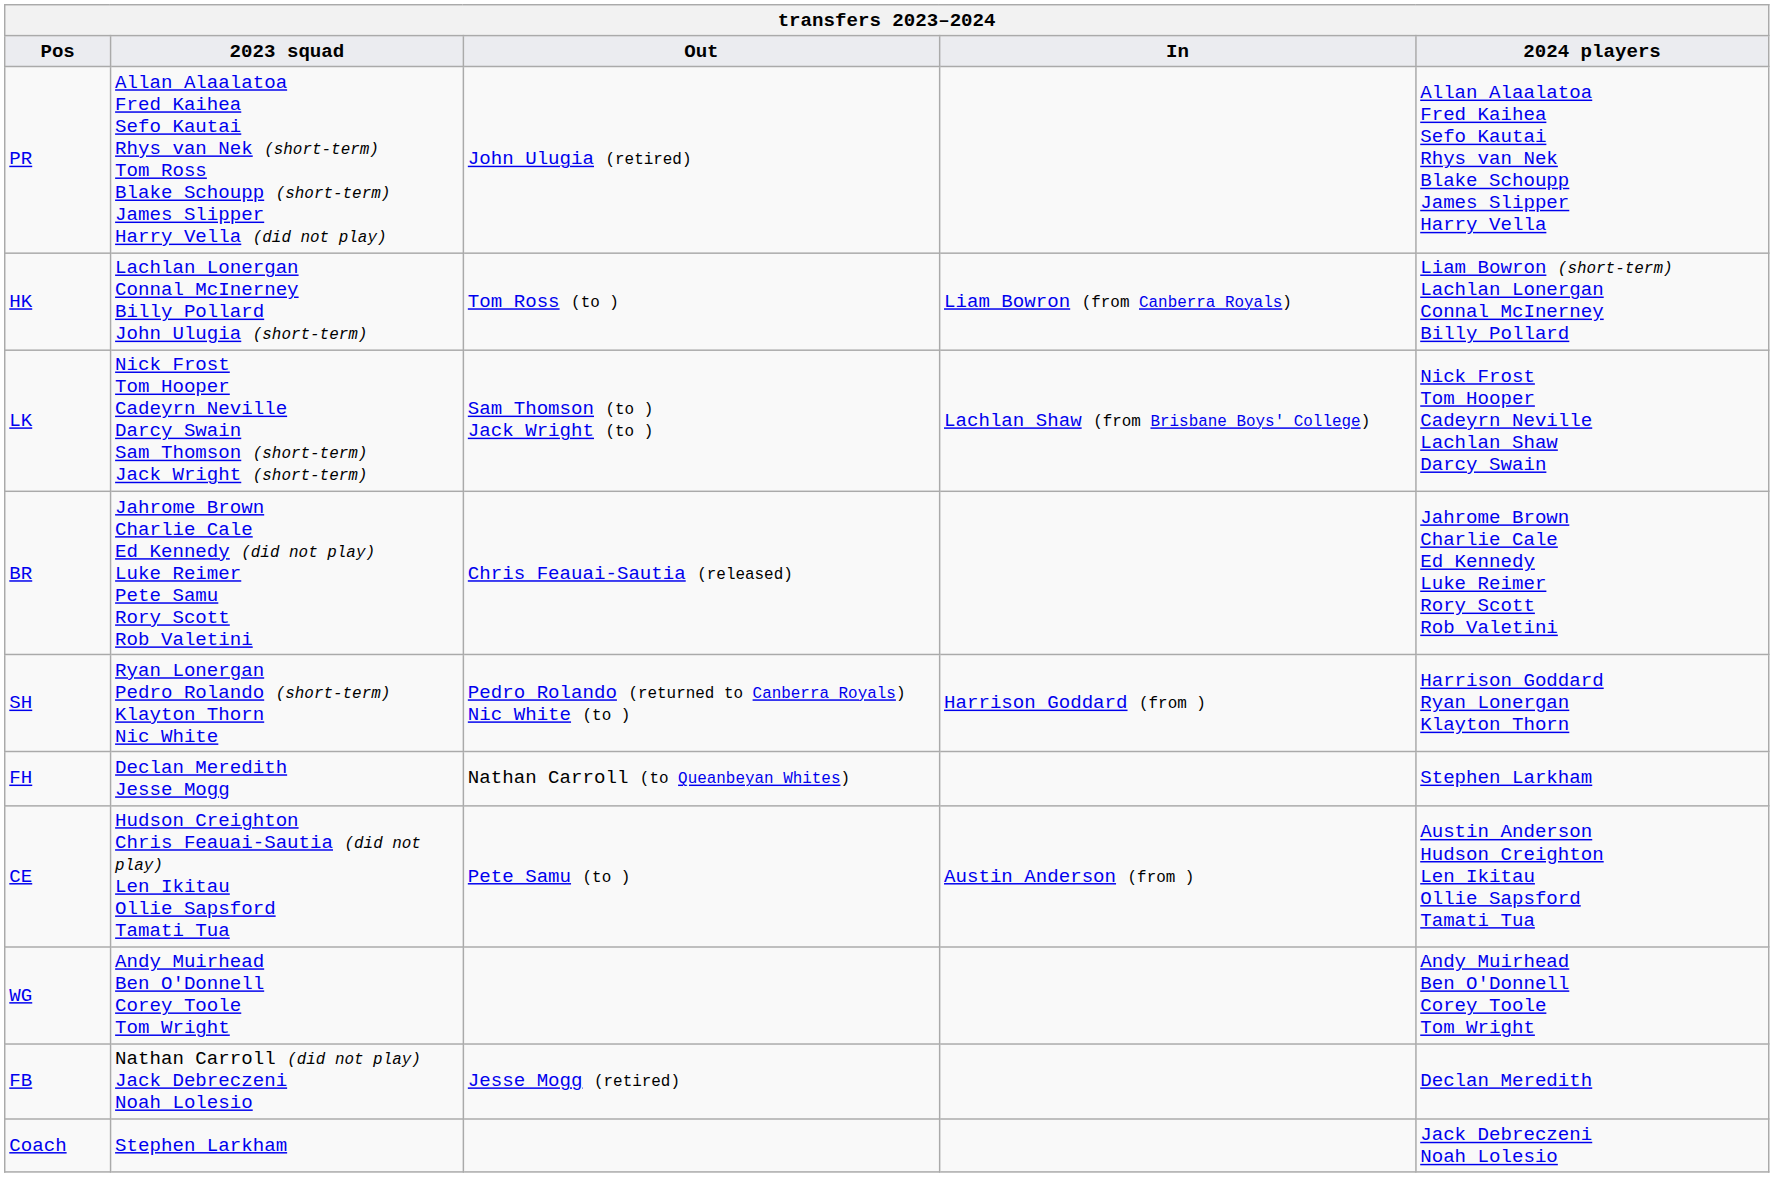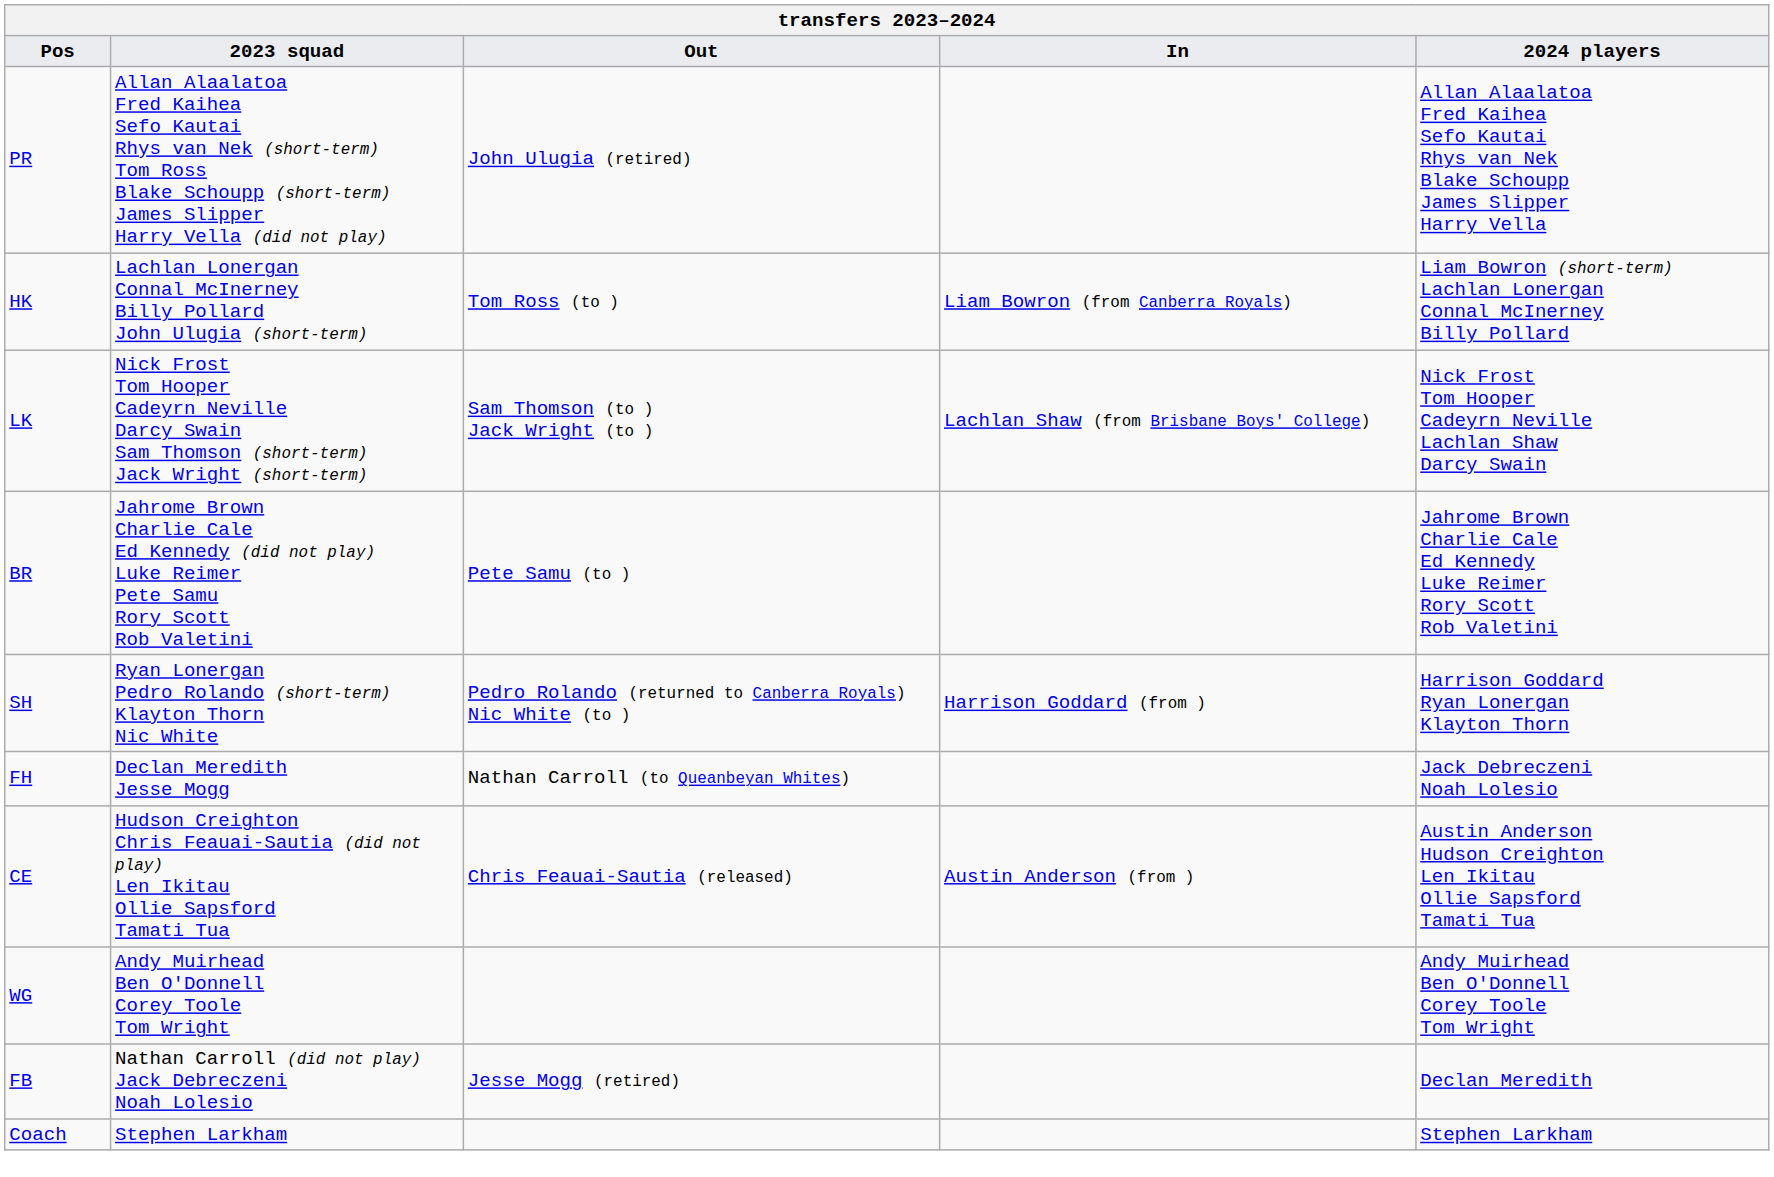(630, 573) Chris Feauai-Sautia (released) -> (549, 573) Pete Samu (to )
(1506, 779) Stephen Larkham -> (1506, 779) Jack Debreczeni Noah Lolesio
(549, 876) Pete Samu (to ) -> (630, 876) Chris Feauai-Sautia (released)
(1506, 1146) Jack Debreczeni Noah Lolesio -> (1506, 1135) Stephen Larkham
